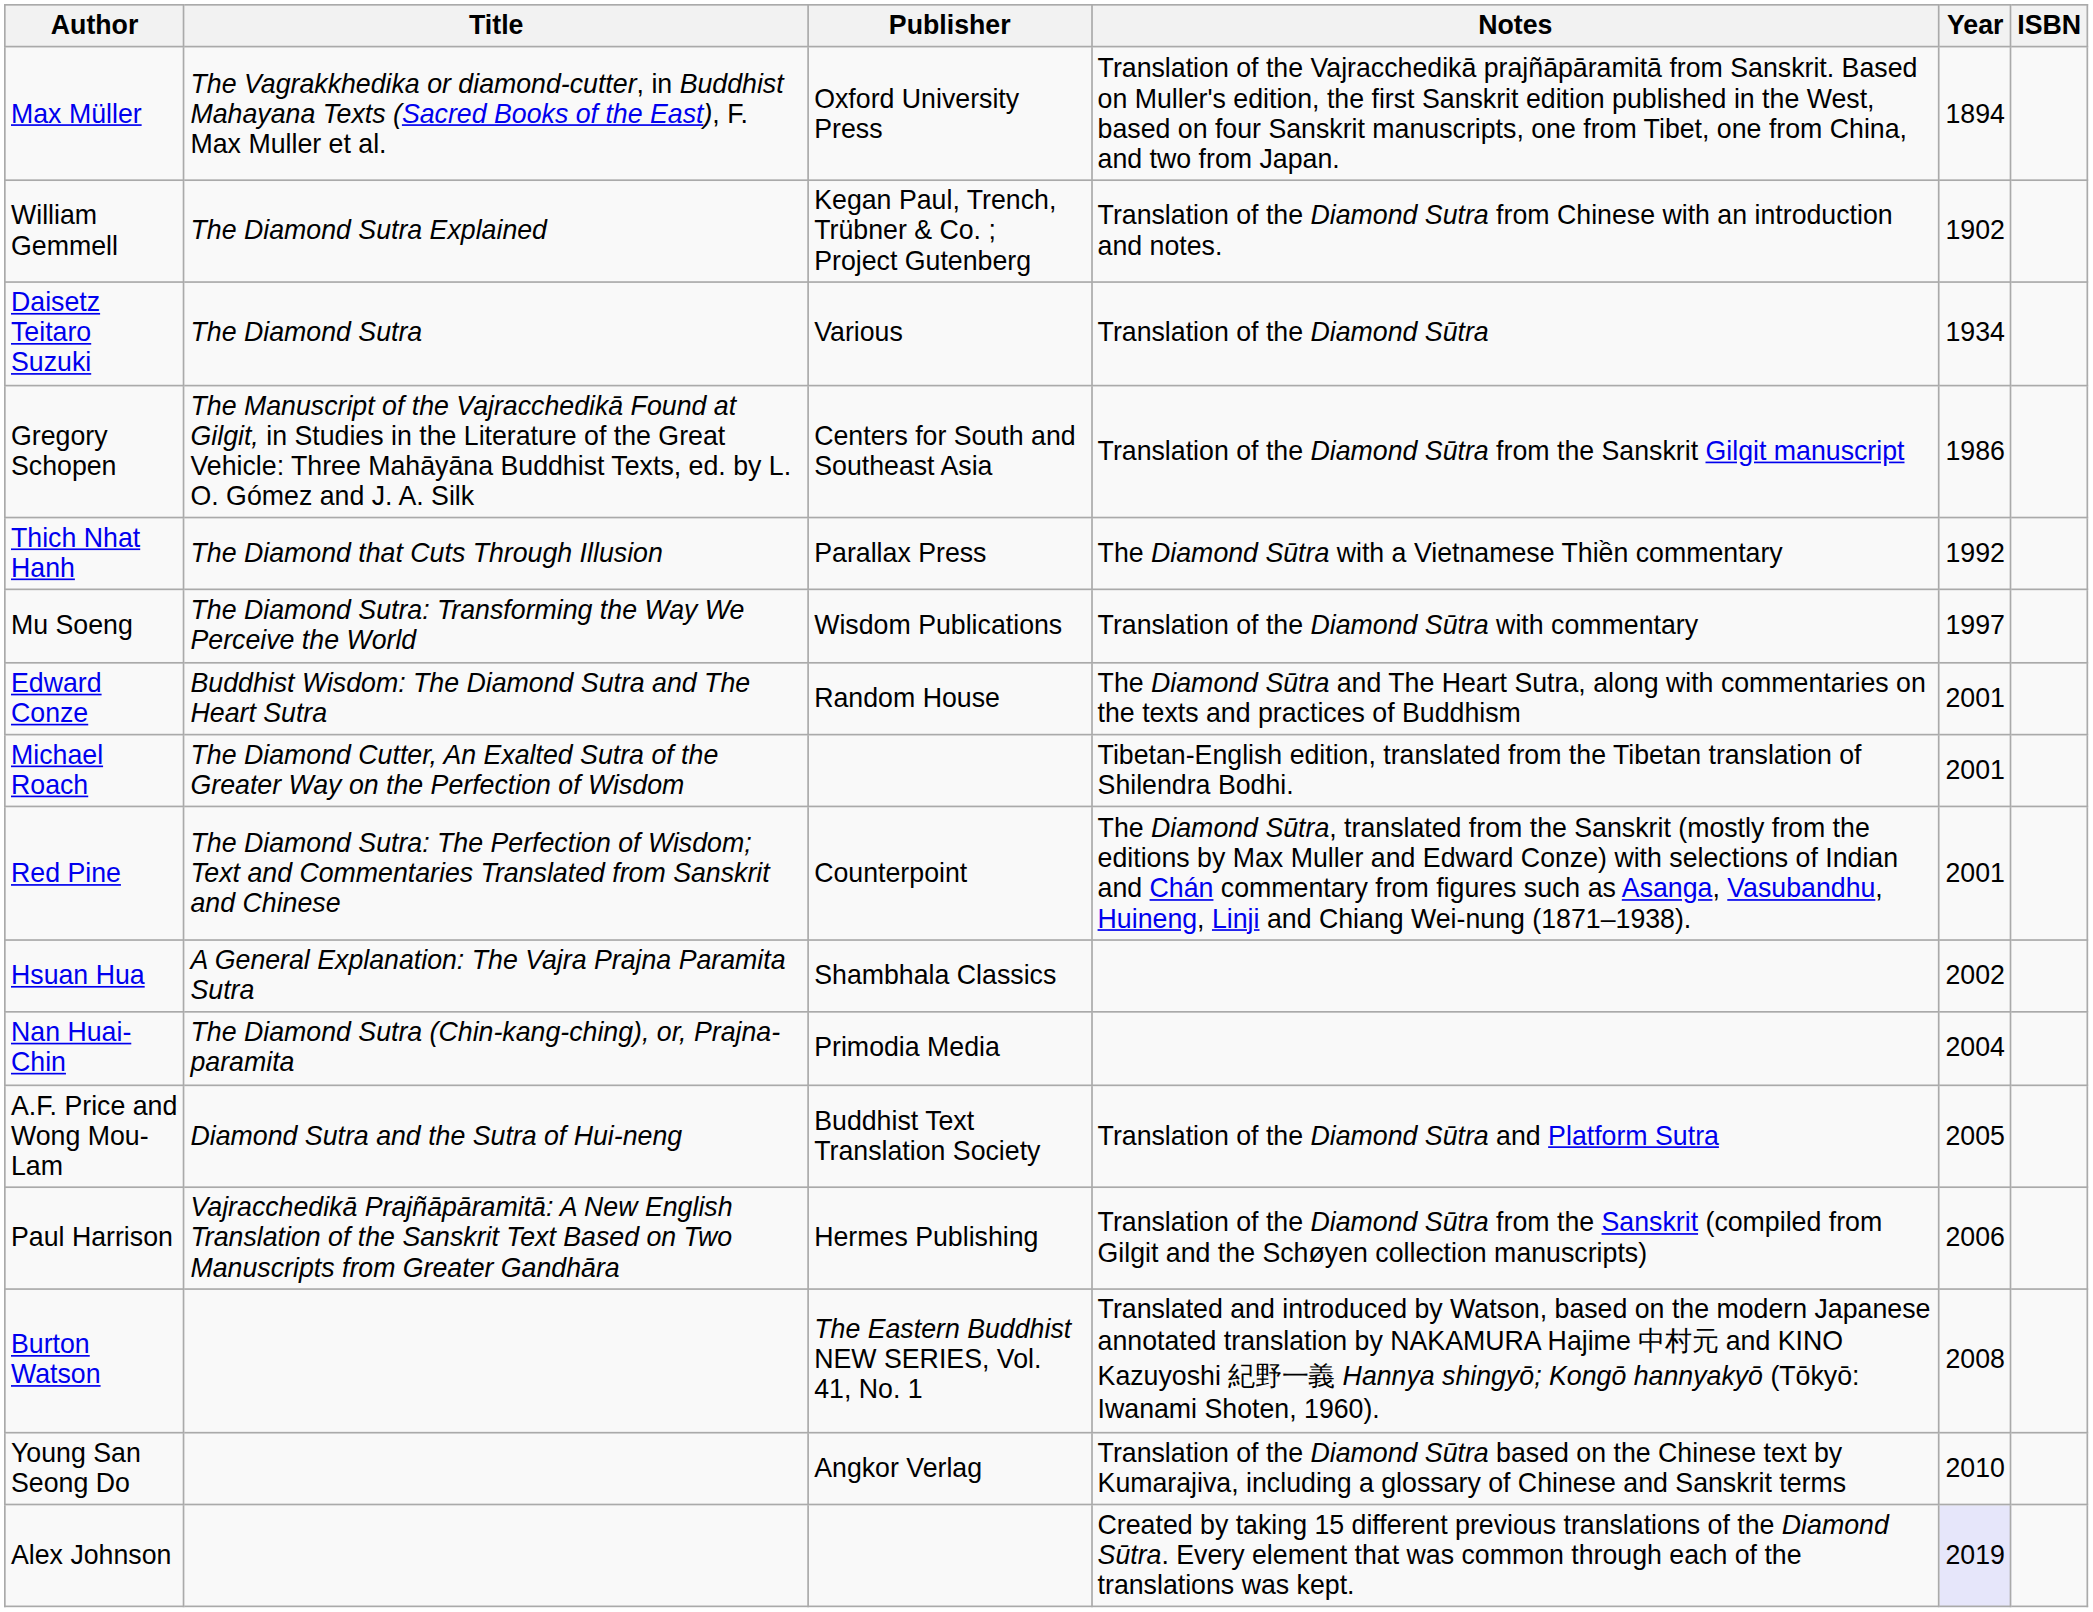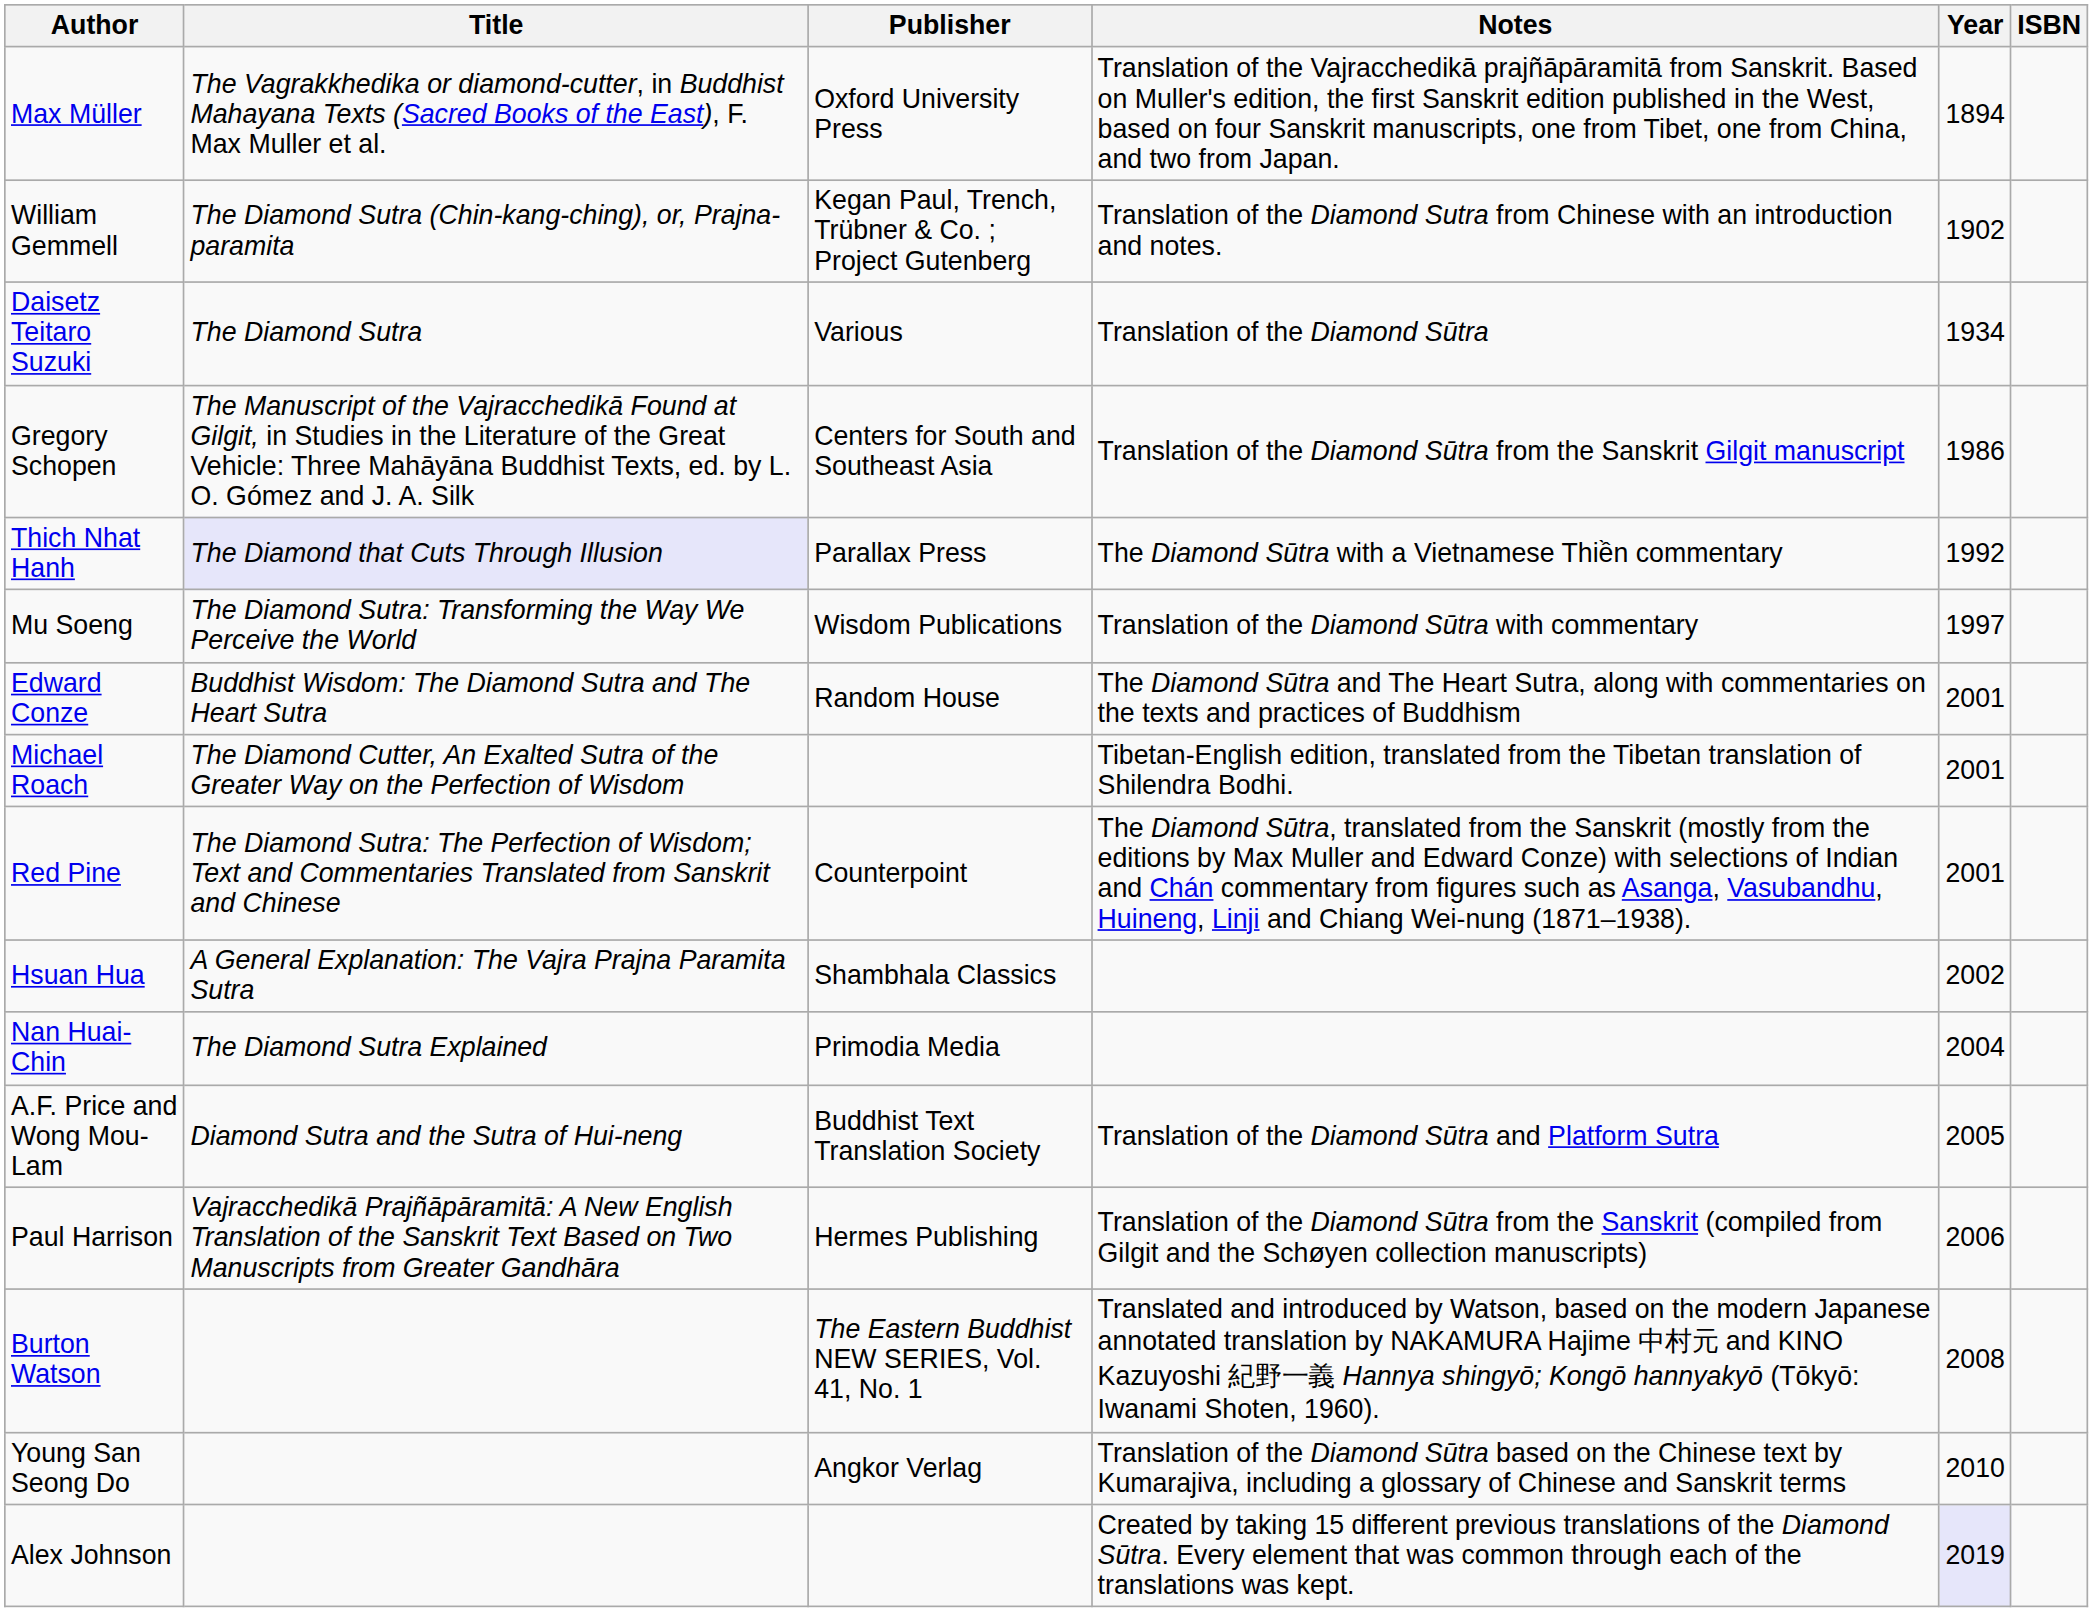(369, 230) The Diamond Sutra Explained -> (485, 230) The Diamond Sutra (Chin-kang-ching), or, Prajna-paramita
(427, 553) no background -> (427, 553) lavender background
(485, 1047) The Diamond Sutra (Chin-kang-ching), or, Prajna-paramita -> (369, 1047) The Diamond Sutra Explained
